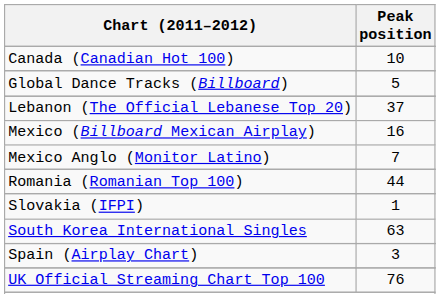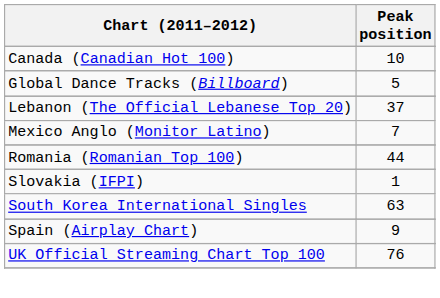- row: (162, 133)
(395, 255) 3 -> (395, 231) 9
